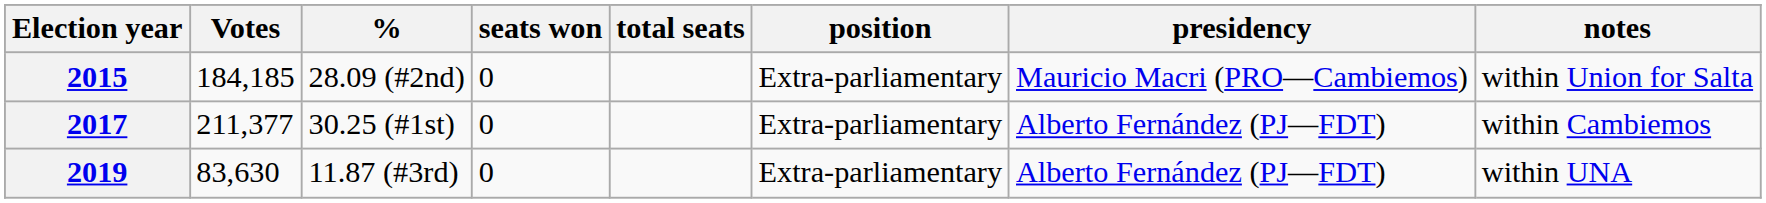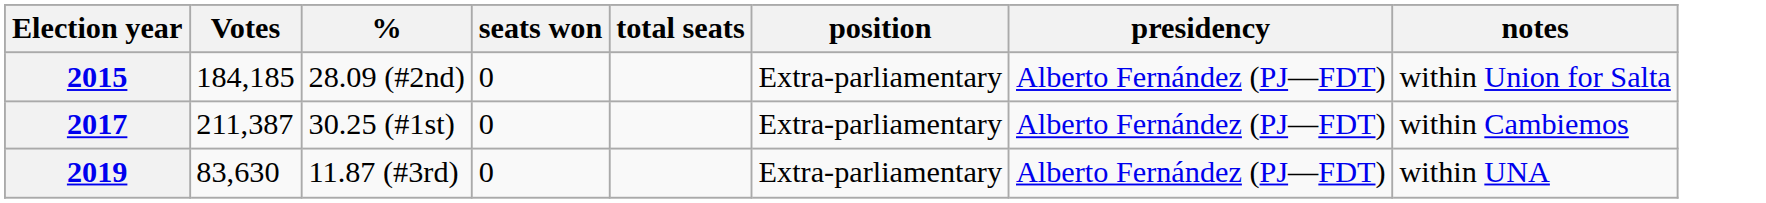(1242, 76) Mauricio Macri (PRO—Cambiemos) -> (1201, 76) Alberto Fernández (PJ—FDT)
(245, 124) 211,377 -> (245, 124) 211,387
